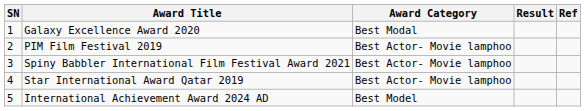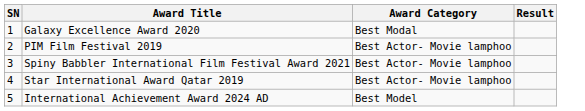- column: (568, 13)
